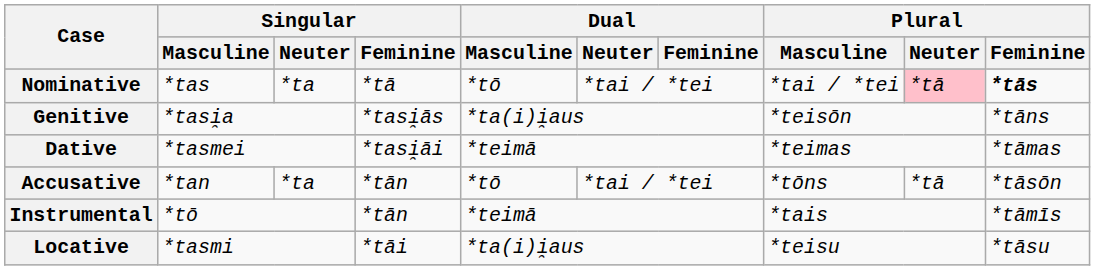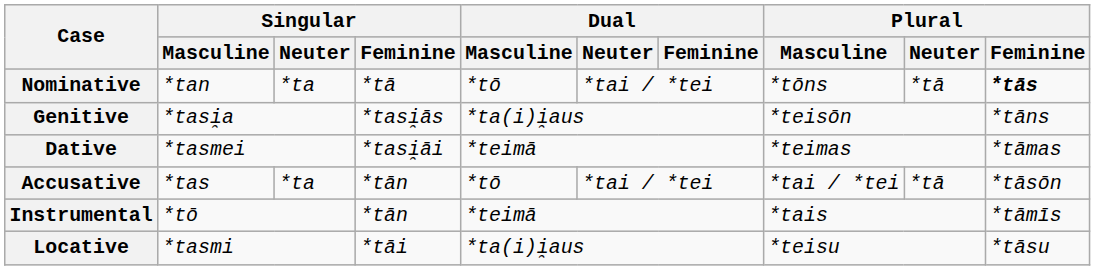(186, 86) *tas -> (186, 86) *tan
(834, 86) *tai / *tei -> (798, 86) *tōns
(927, 86) pink background -> (927, 86) no background
(186, 183) *tan -> (186, 183) *tas
(798, 183) *tōns -> (834, 183) *tai / *tei
